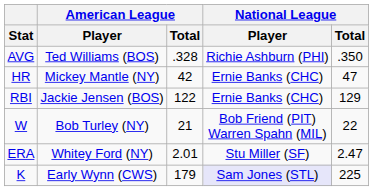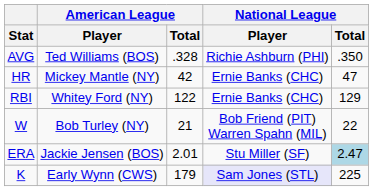(102, 98) Jackie Jensen (BOS) -> (102, 98) Whitey Ford (NY)
(102, 154) Whitey Ford (NY) -> (102, 154) Jackie Jensen (BOS)
(350, 154) no background -> (350, 154) lightblue background
